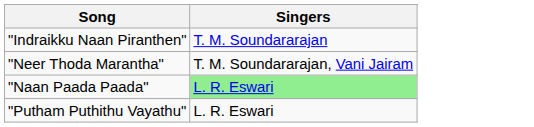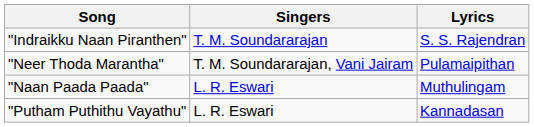+ column: (473, 16)
(234, 87) lightgreen background -> (234, 87) no background
